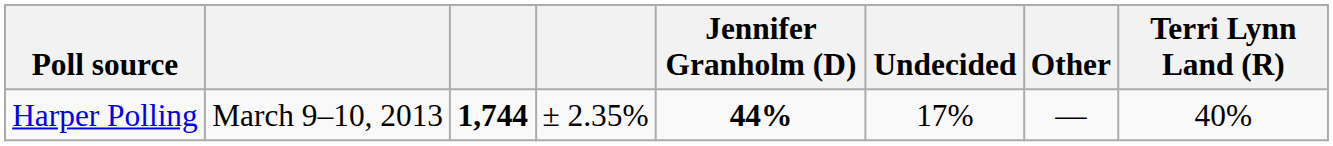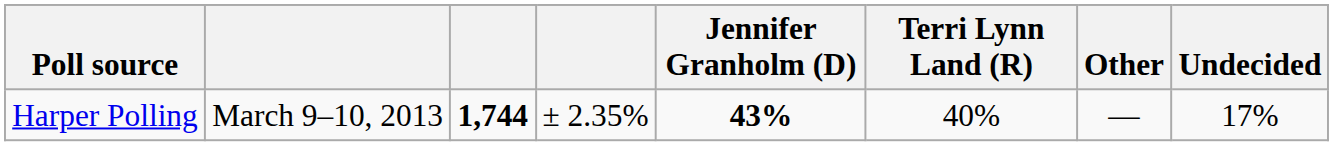columns swapped: (1223, 47) <-> (945, 64)
(761, 114) 44% -> (761, 114) 43%
